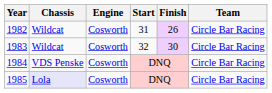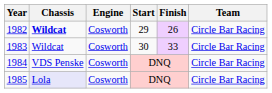(48, 29) normal -> (49, 29) bold
(144, 29) 31 -> (144, 29) 29
(144, 46) 32 -> (144, 46) 30
(173, 46) 30 -> (173, 46) 33
